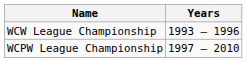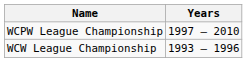rows swapped: (82, 31) <-> (85, 48)
